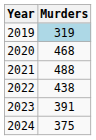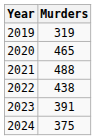(64, 32) lightblue background -> (64, 32) no background
(64, 51) 468 -> (64, 51) 465
